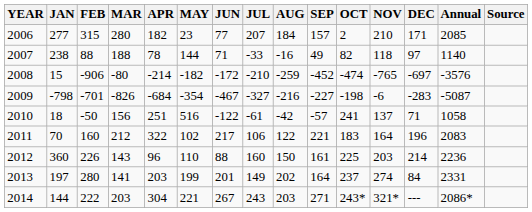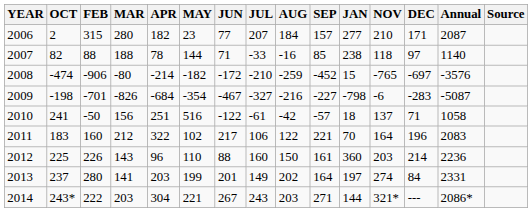columns swapped: (62, 14) <-> (354, 14)
(453, 34) 2085 -> (453, 34) 2087
(317, 55) 49 -> (320, 55) 85
